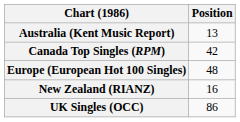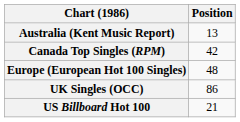- row: (97, 88)
+ row: (97, 107)
